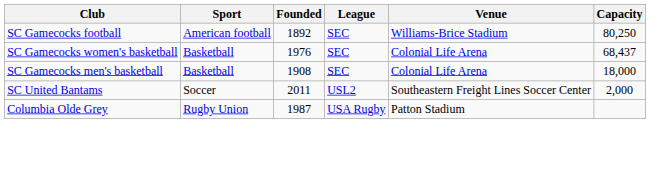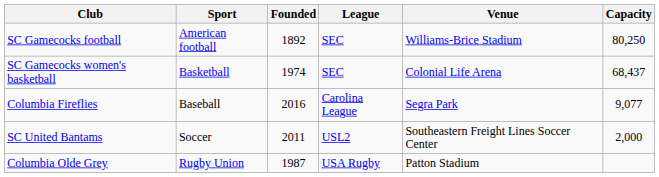(299, 52) 1976 -> (293, 72) 1974
- row: (85, 71)
+ row: (52, 104)
